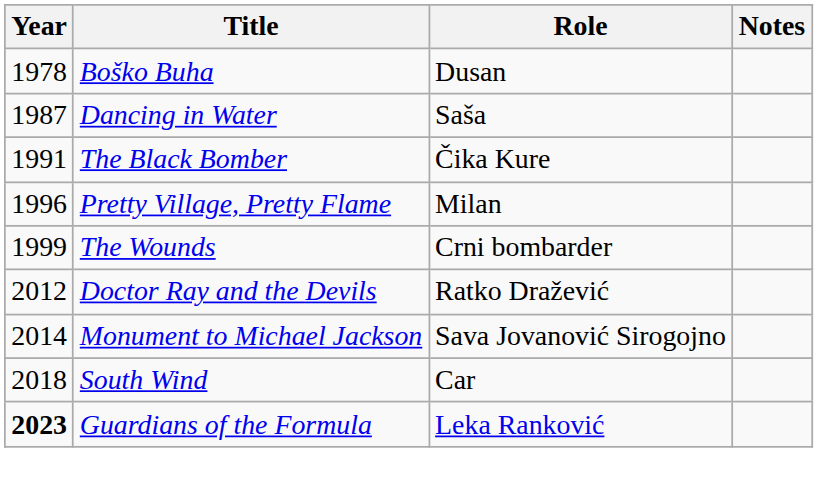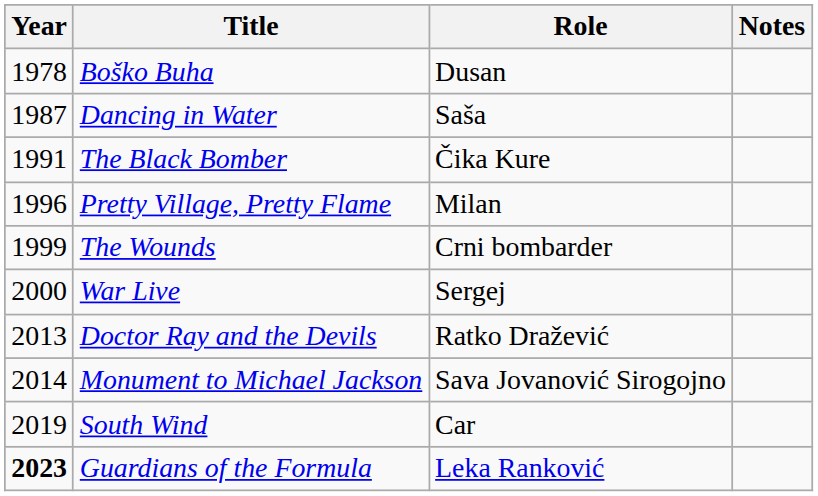+ row: (130, 291)
(39, 291) 2012 -> (39, 335) 2013
(39, 379) 2018 -> (39, 423) 2019
